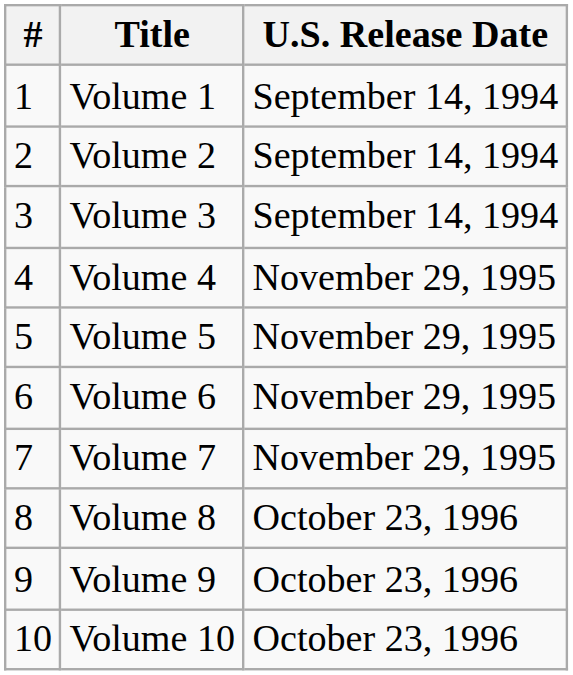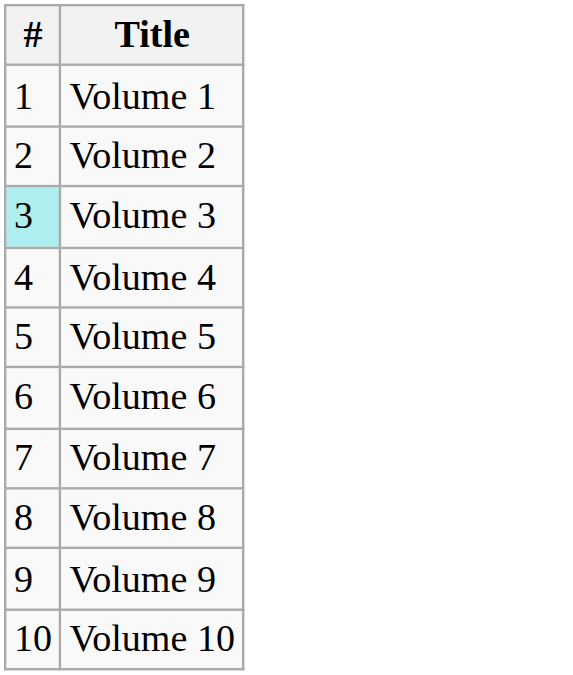- column: (405, 34)
(23, 215) no background -> (23, 215) paleturquoise background
